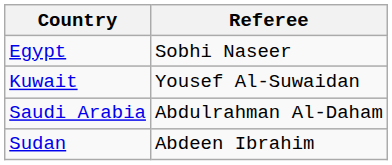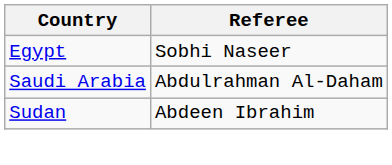- row: (43, 82)
